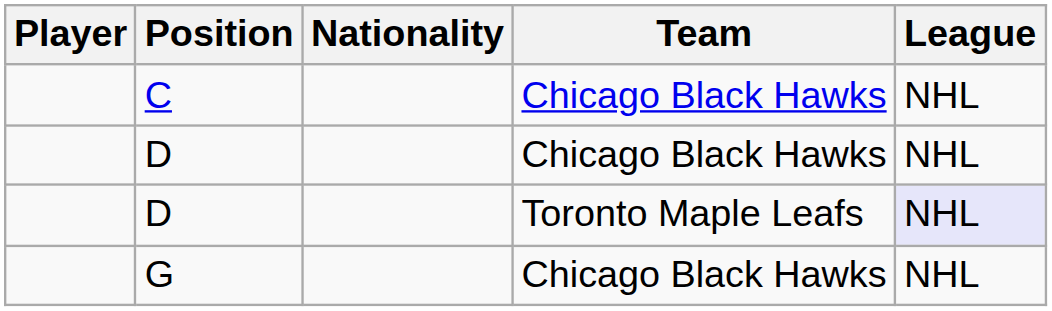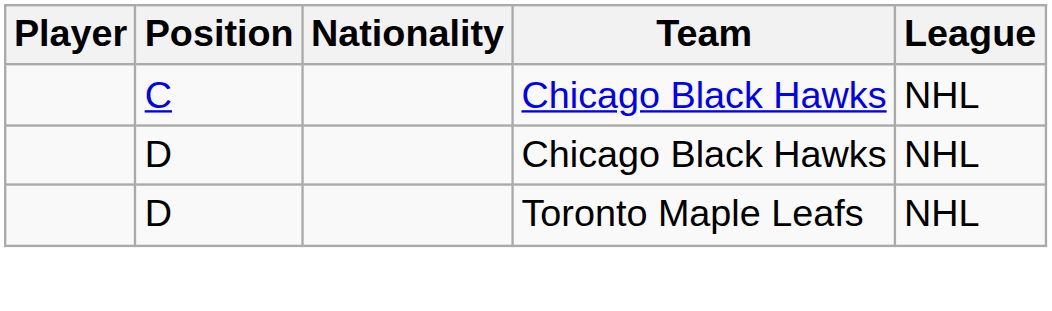(942, 214) lavender background -> (942, 214) no background
- row: (159, 273)
